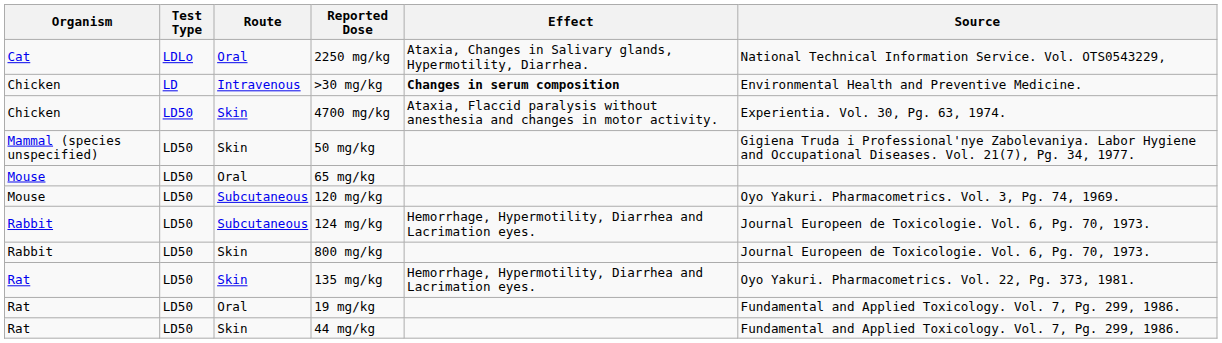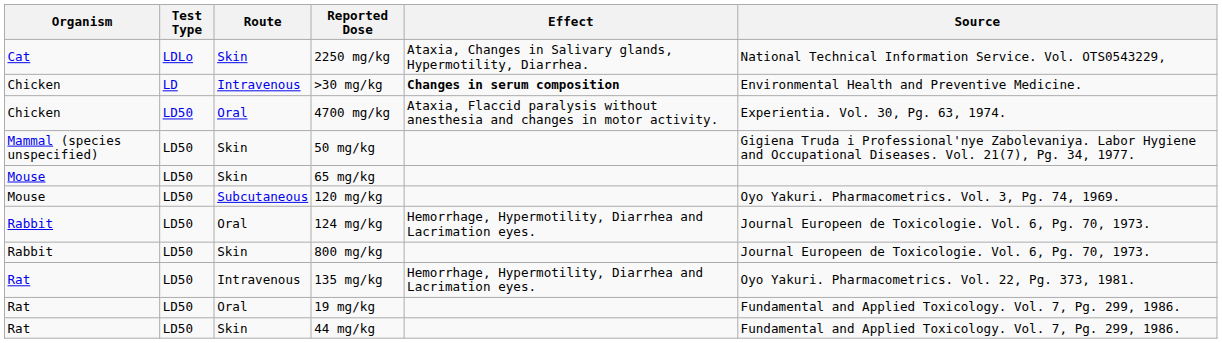(232, 57) Oral -> (232, 57) Skin
(232, 113) Skin -> (232, 113) Oral
(232, 176) Oral -> (232, 176) Skin
(263, 224) Subcutaneous -> (232, 224) Oral
(232, 280) Skin -> (259, 280) Intravenous
